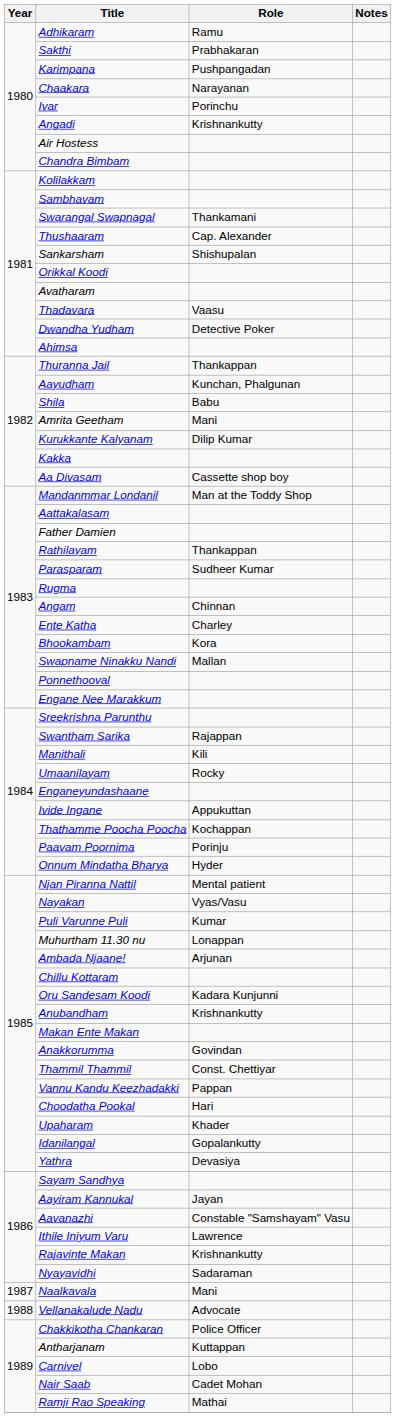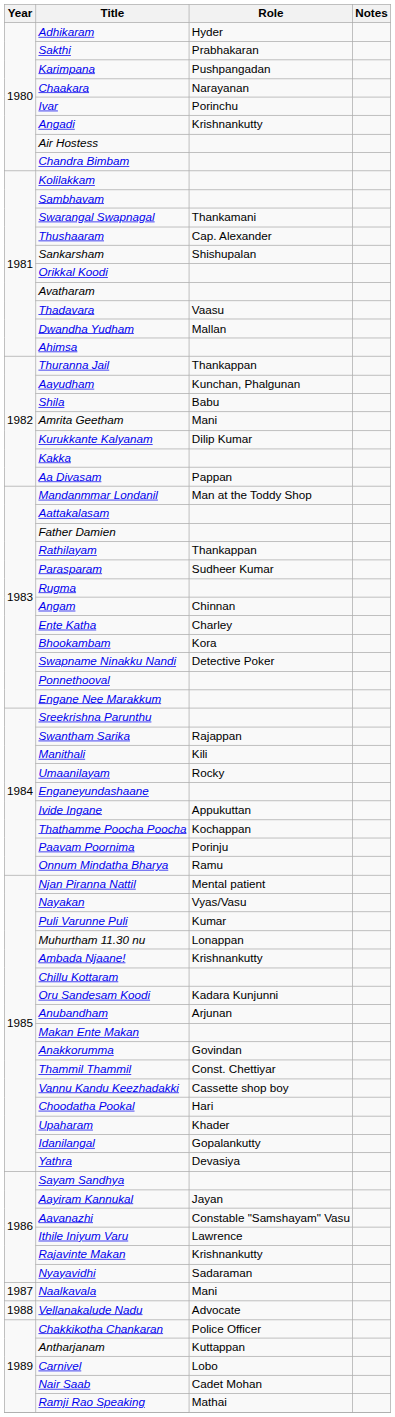(207, 32) Ramu -> (207, 32) Hyder
(233, 328) Detective Poker -> (209, 328) Mallan
(240, 476) Cassette shop boy -> (212, 476) Pappan
(209, 662) Mallan -> (233, 662) Detective Poker
(207, 865) Hyder -> (207, 865) Ramu
(212, 958) Arjunan -> (227, 958) Krishnankutty
(227, 1014) Krishnankutty -> (212, 1014) Arjunan
(212, 1088) Pappan -> (240, 1088) Cassette shop boy
